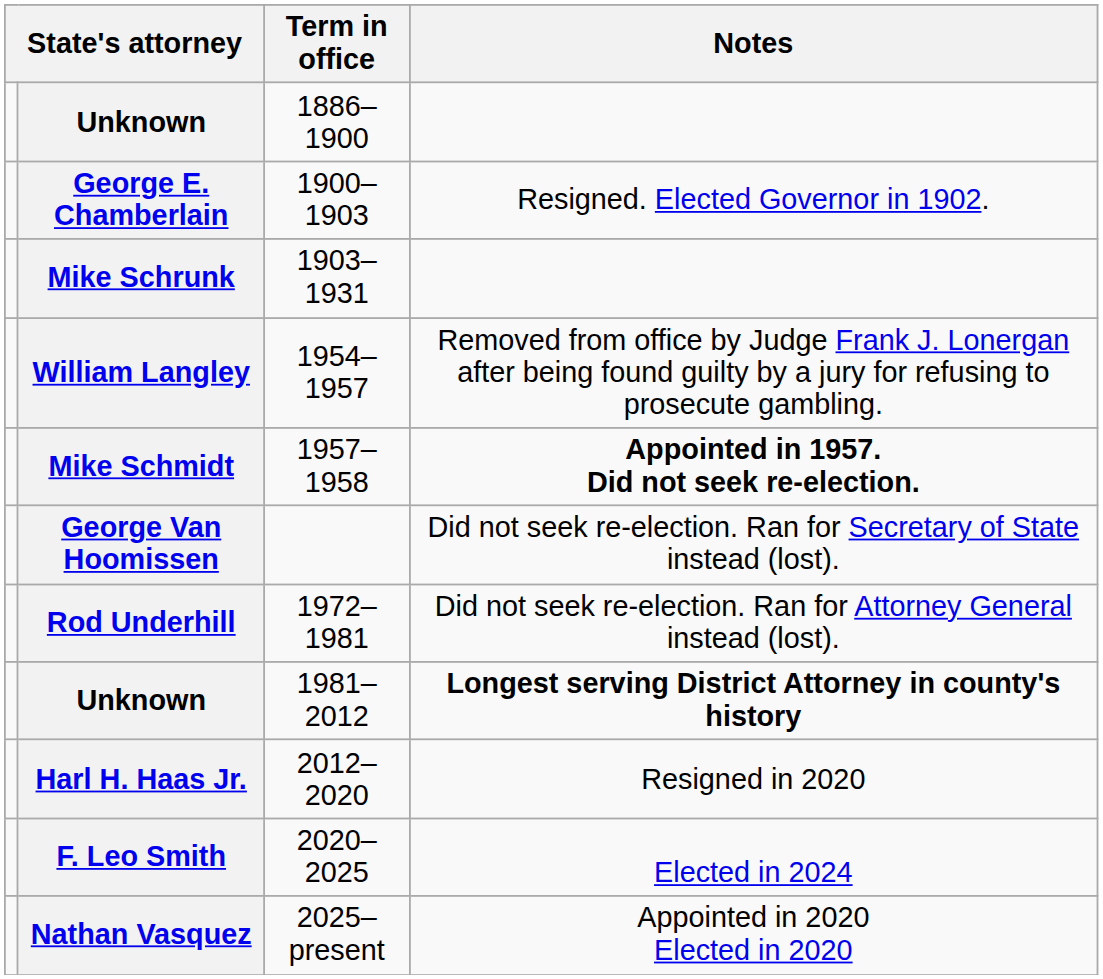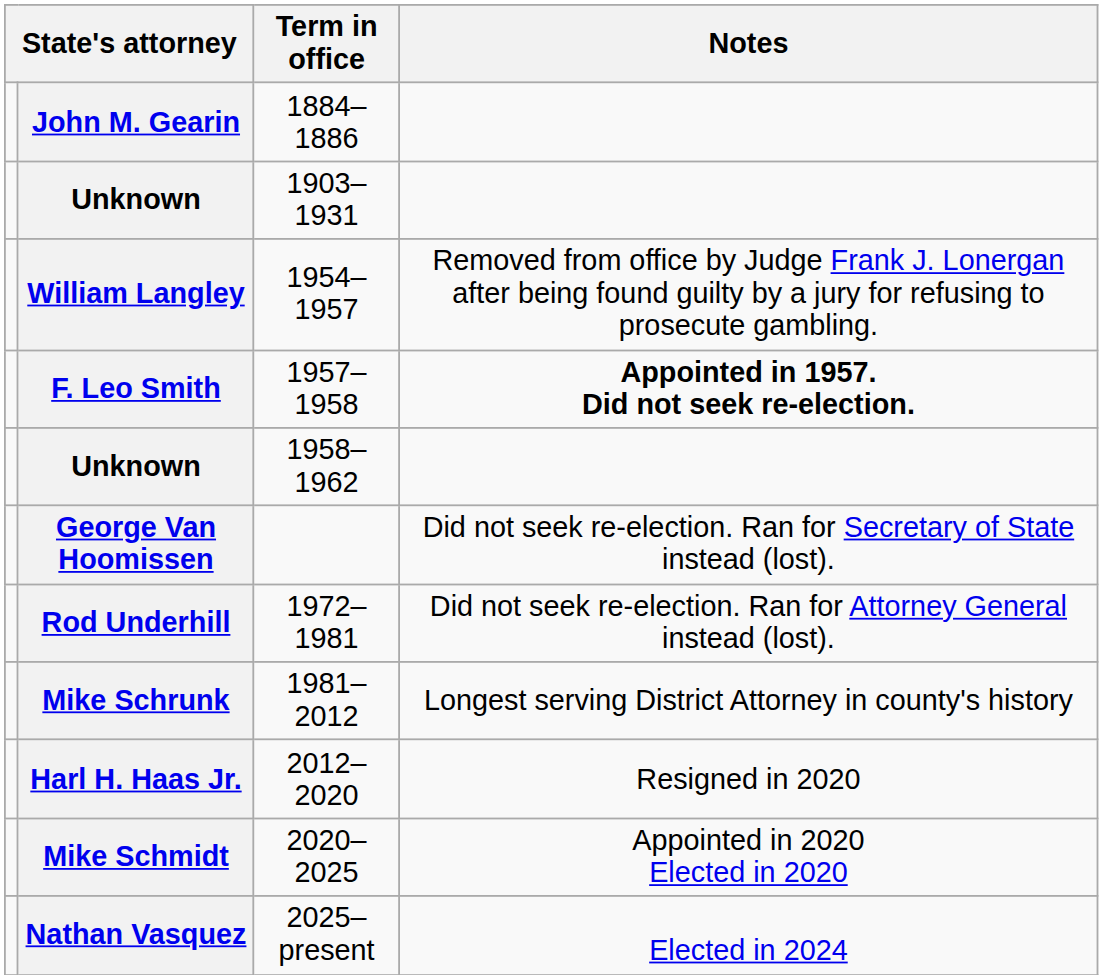+ row: (327, 121)
- row: (337, 121)
- row: (337, 199)
(141, 277) Mike Schrunk -> (136, 199) Unknown
(141, 466) Mike Schmidt -> (136, 388) F. Leo Smith
+ row: (327, 466)
(141, 700) Unknown -> (136, 700) Mike Schrunk
(753, 700) bold -> (748, 700) normal
(141, 856) F. Leo Smith -> (136, 856) Mike Schmidt
(753, 872) Elected in 2024 -> (748, 856) Appointed in 2020 Elected in 2020
(753, 934) Appointed in 2020 Elected in 2020 -> (748, 950) Elected in 2024
